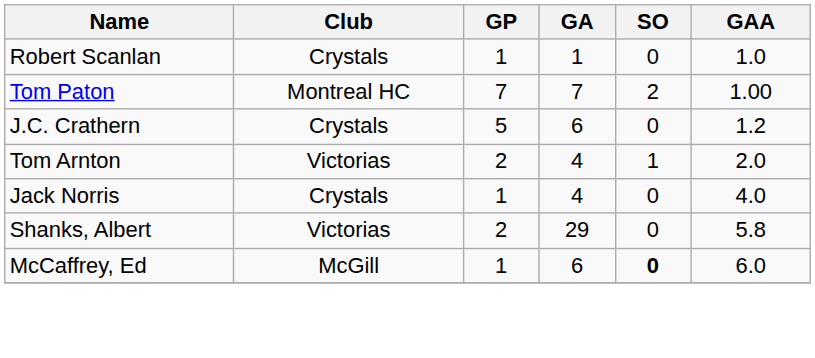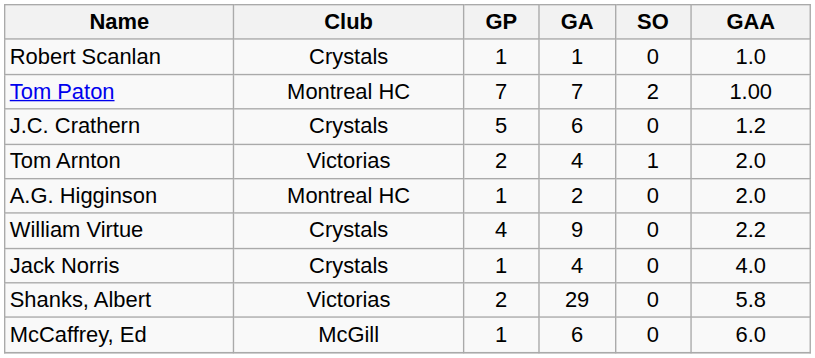+ row: (83, 195)
+ row: (77, 230)
(653, 265) bold -> (653, 334) normal
